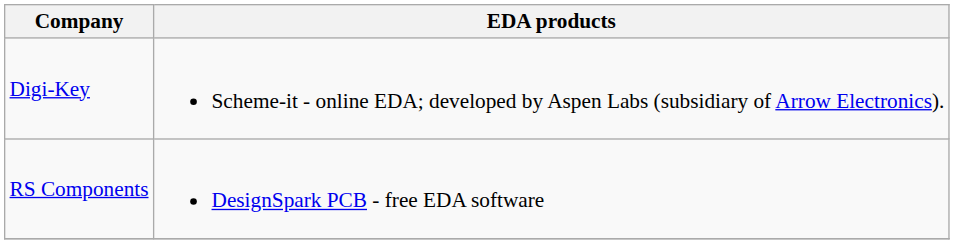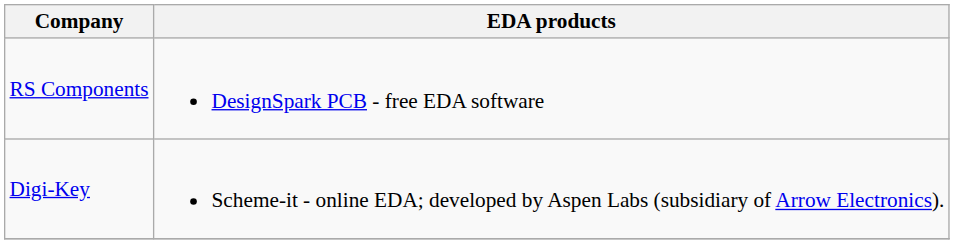rows swapped: (50, 88) <-> (79, 188)
